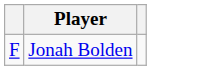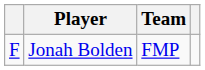+ column: (164, 19)
